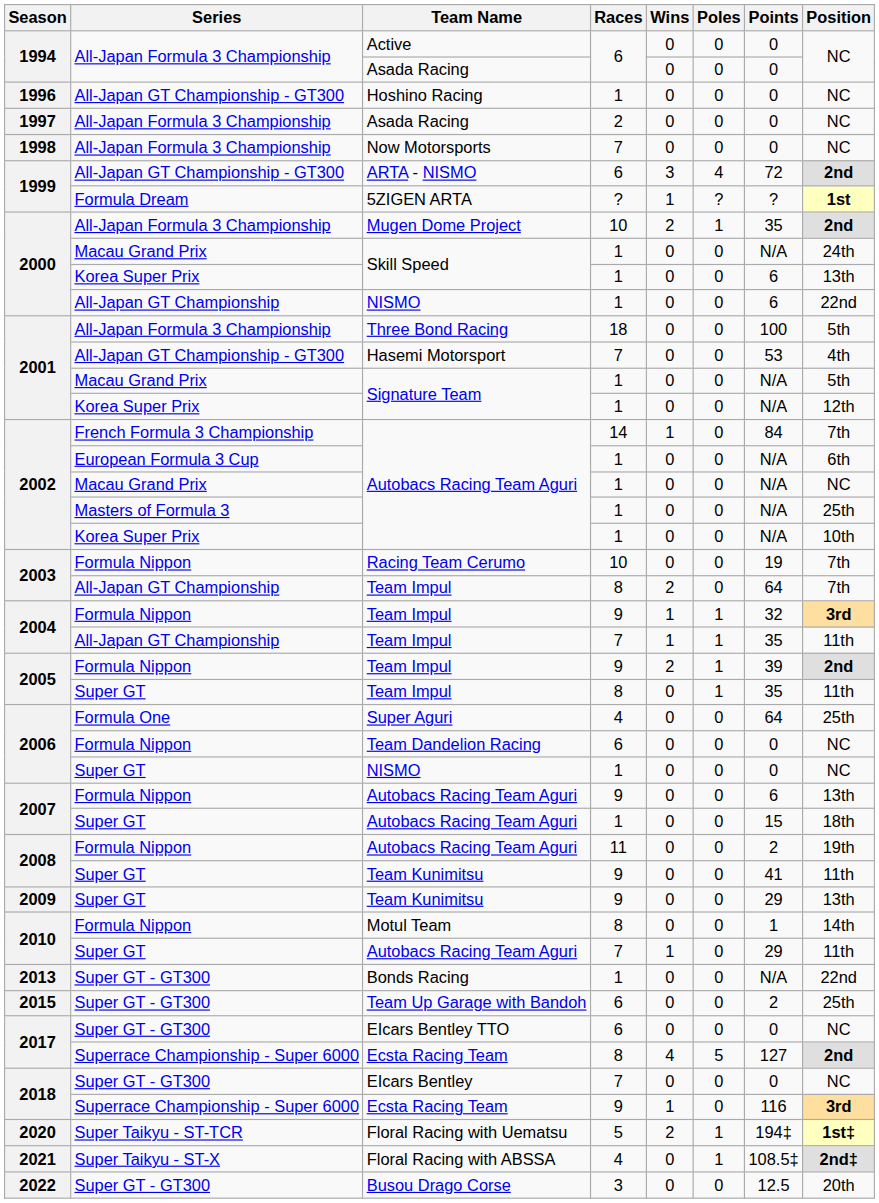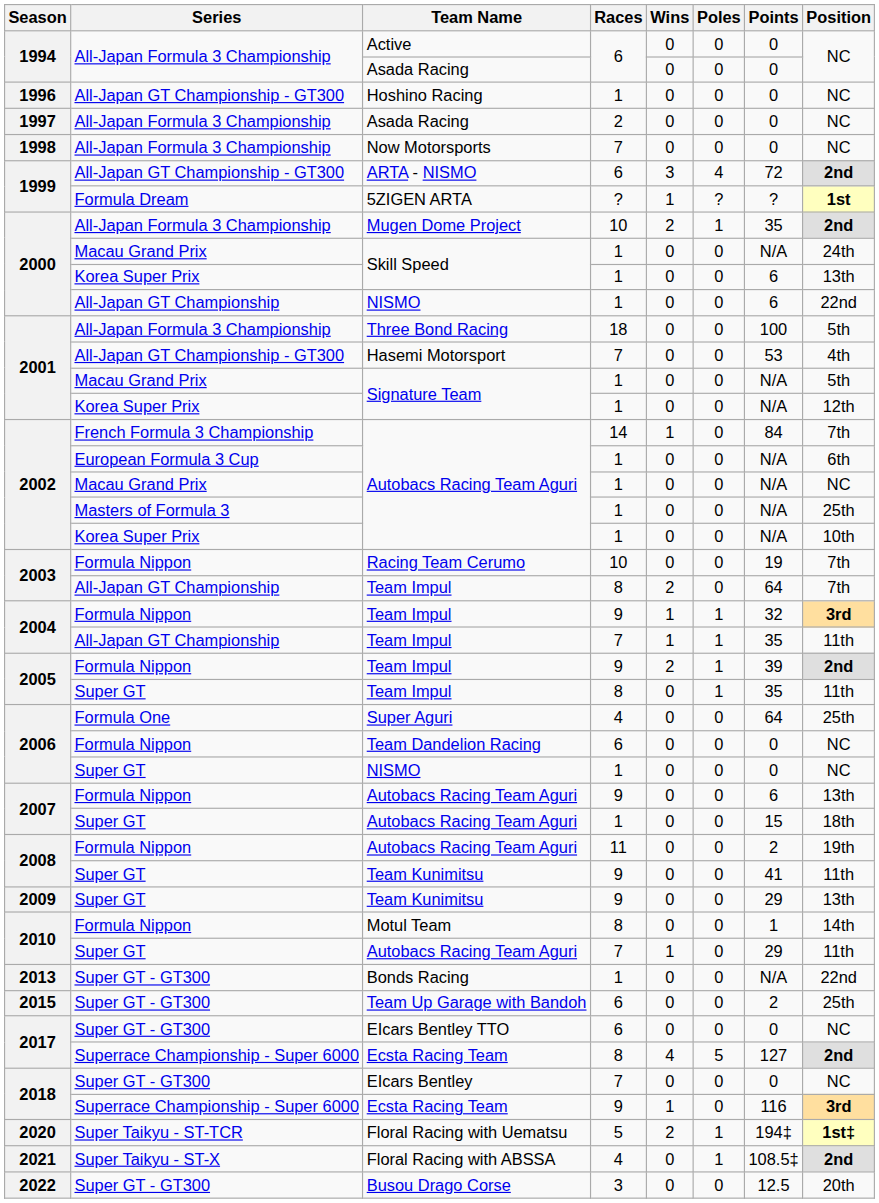(839, 1159) 2nd‡ -> (839, 1159) 2nd
